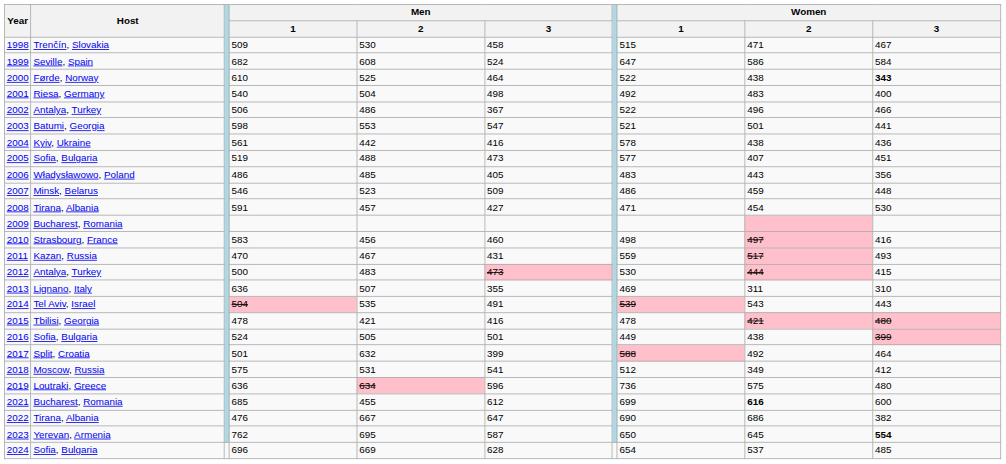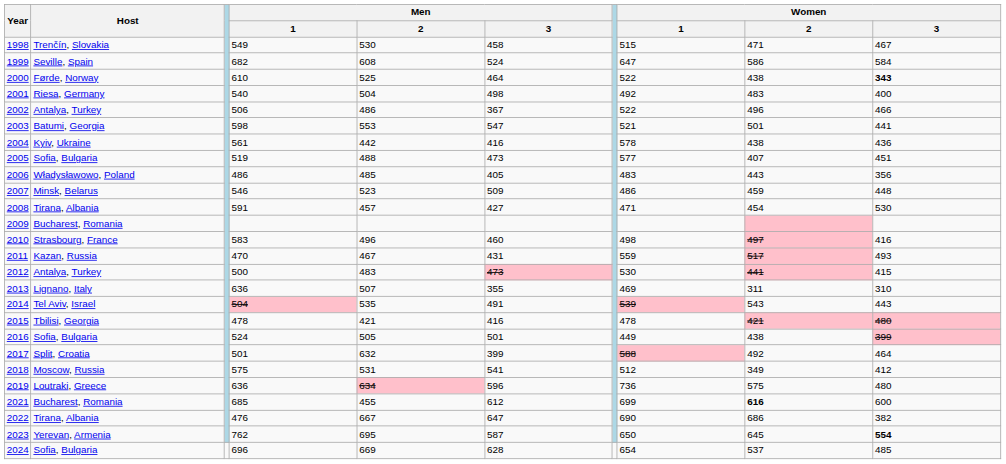(240, 45) 509 -> (240, 45) 549
(367, 240) 456 -> (367, 240) 496
(755, 272) 444 -> (755, 272) 441
